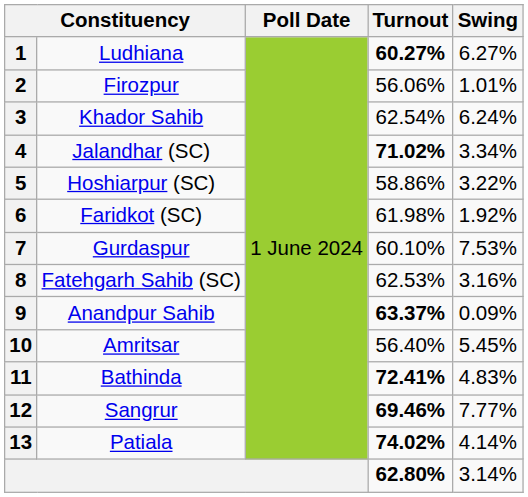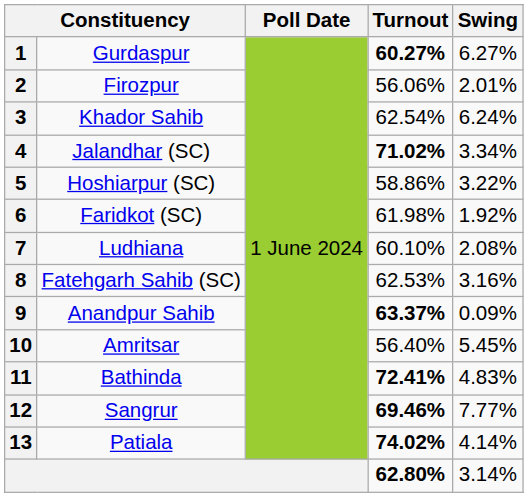(141, 53) Ludhiana -> (141, 53) Gurdaspur
(488, 85) 1.01% -> (488, 85) 2.01%
(141, 248) Gurdaspur -> (141, 248) Ludhiana
(488, 248) 7.53% -> (488, 248) 2.08%
